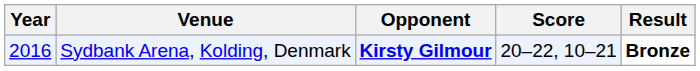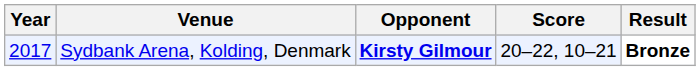(30, 50) 2016 -> (30, 50) 2017
